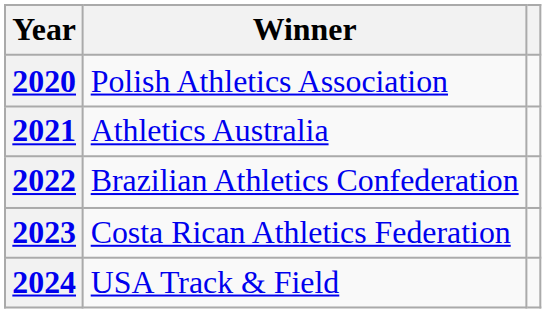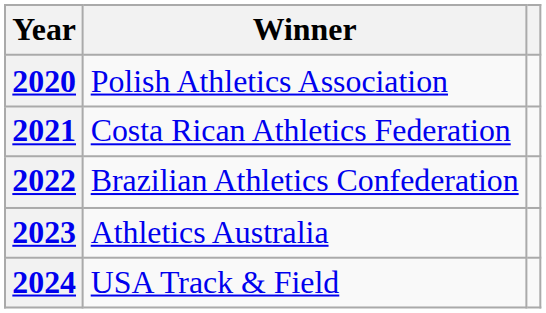(210, 130) Athletics Australia -> (301, 130) Costa Rican Athletics Federation
(301, 231) Costa Rican Athletics Federation -> (210, 231) Athletics Australia
